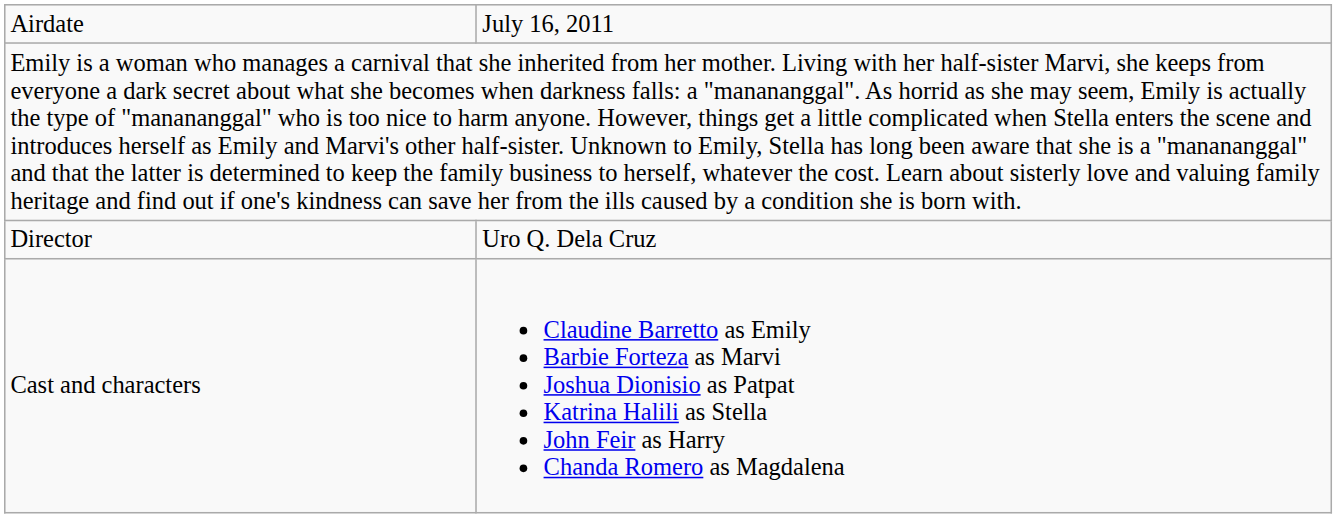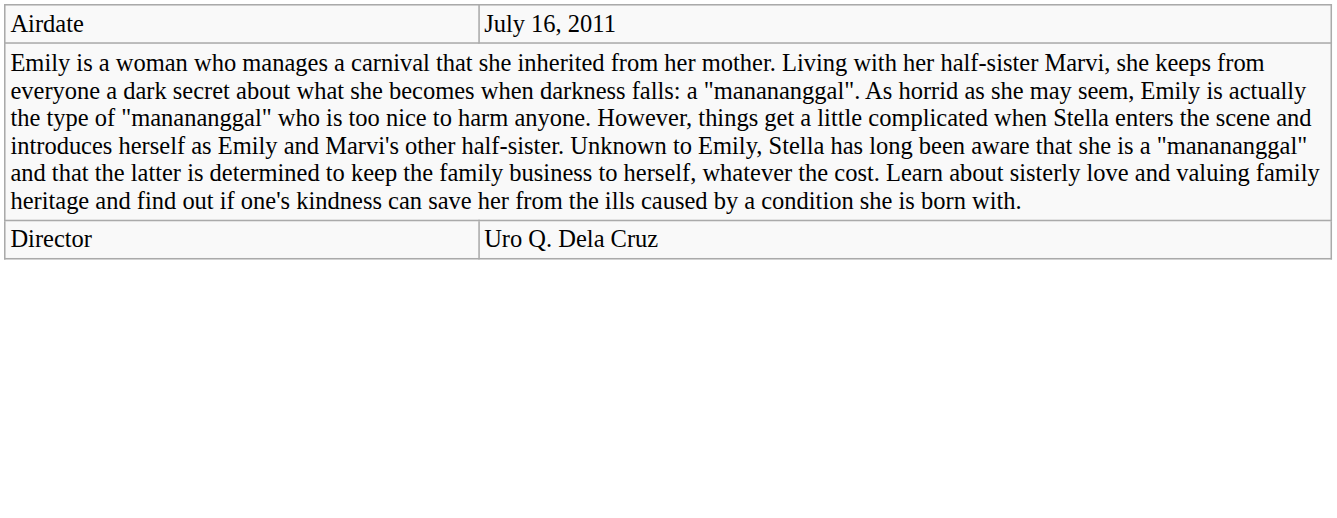- row: (106, 385)
